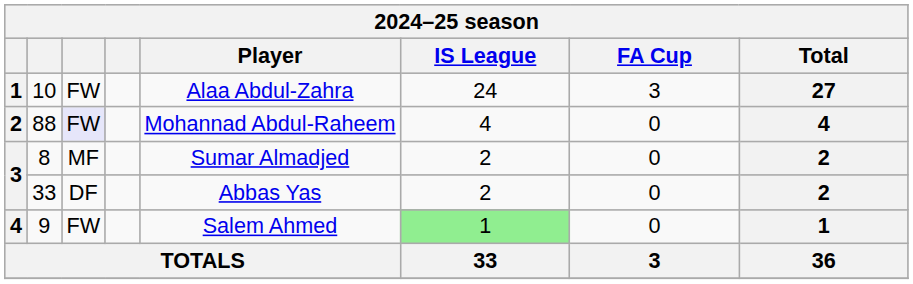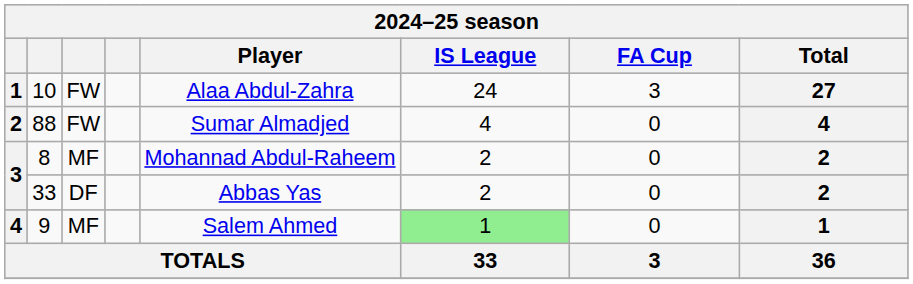(83, 124) lavender background -> (83, 124) no background
(270, 124) Mohannad Abdul-Raheem -> (270, 124) Sumar Almadjed
(270, 158) Sumar Almadjed -> (270, 158) Mohannad Abdul-Raheem
(83, 226) FW -> (83, 226) MF
